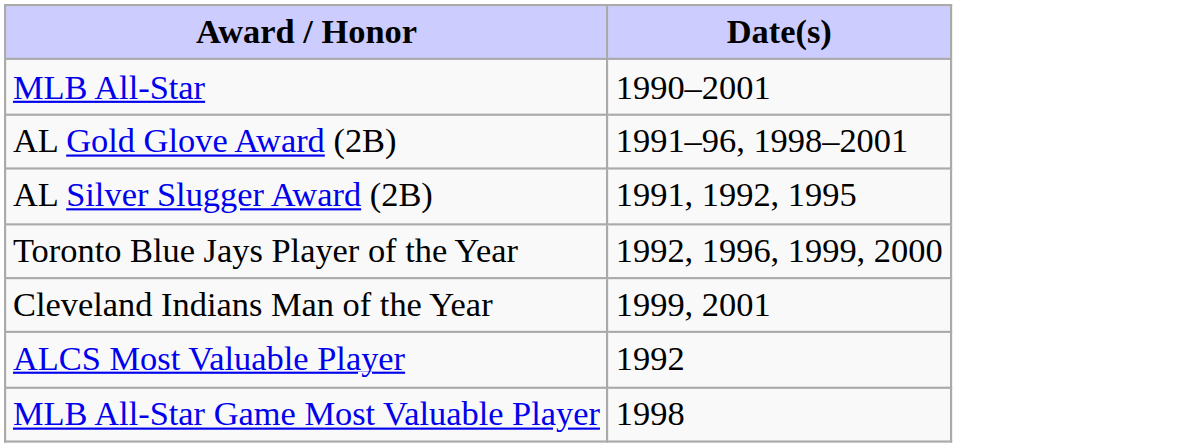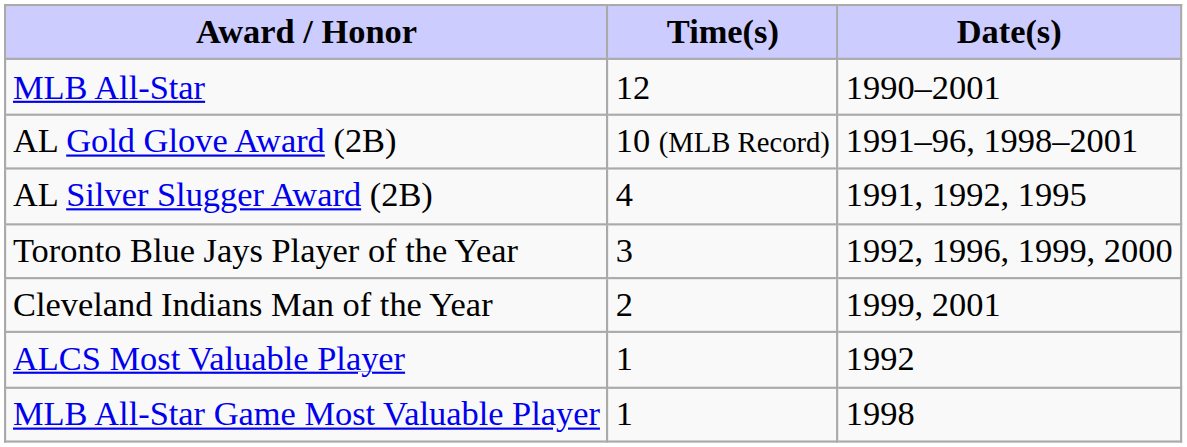+ column: (723, 31)
